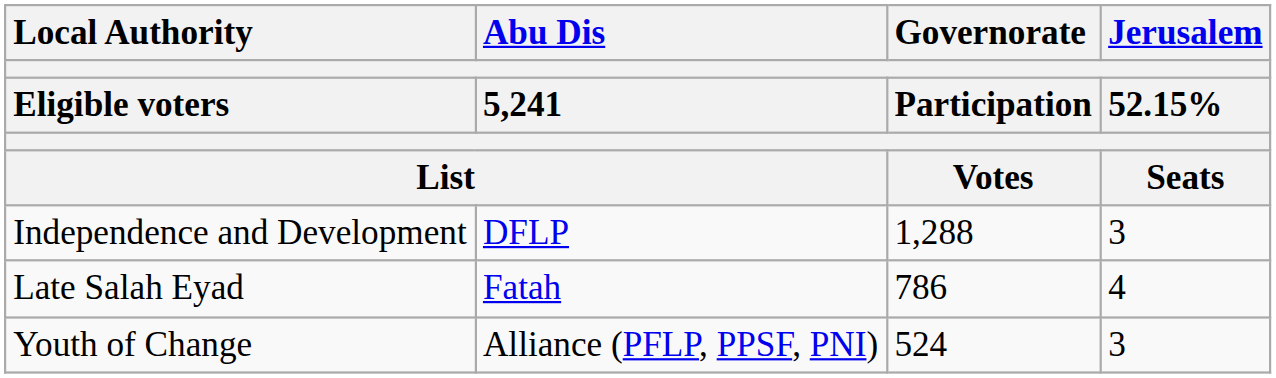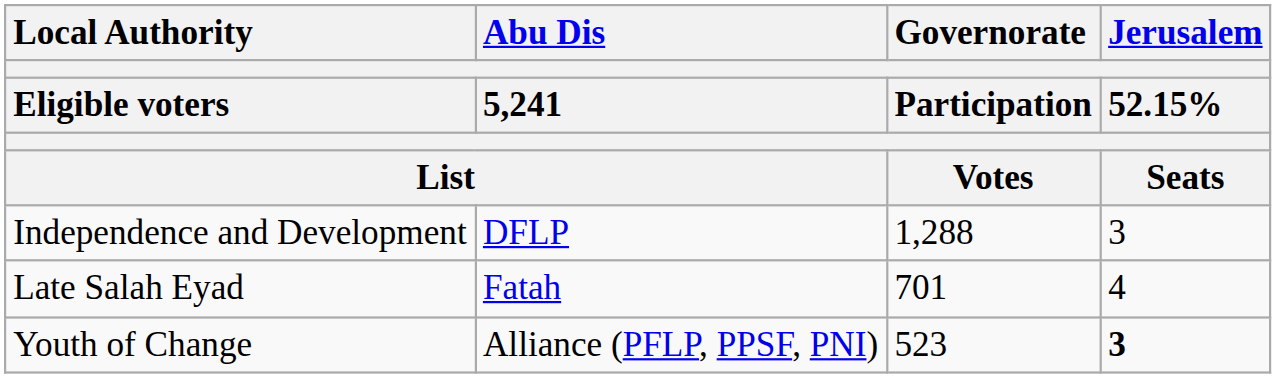(921, 288) 786 -> (921, 288) 701
(921, 343) 524 -> (921, 343) 523
(1117, 343) normal -> (1117, 343) bold
